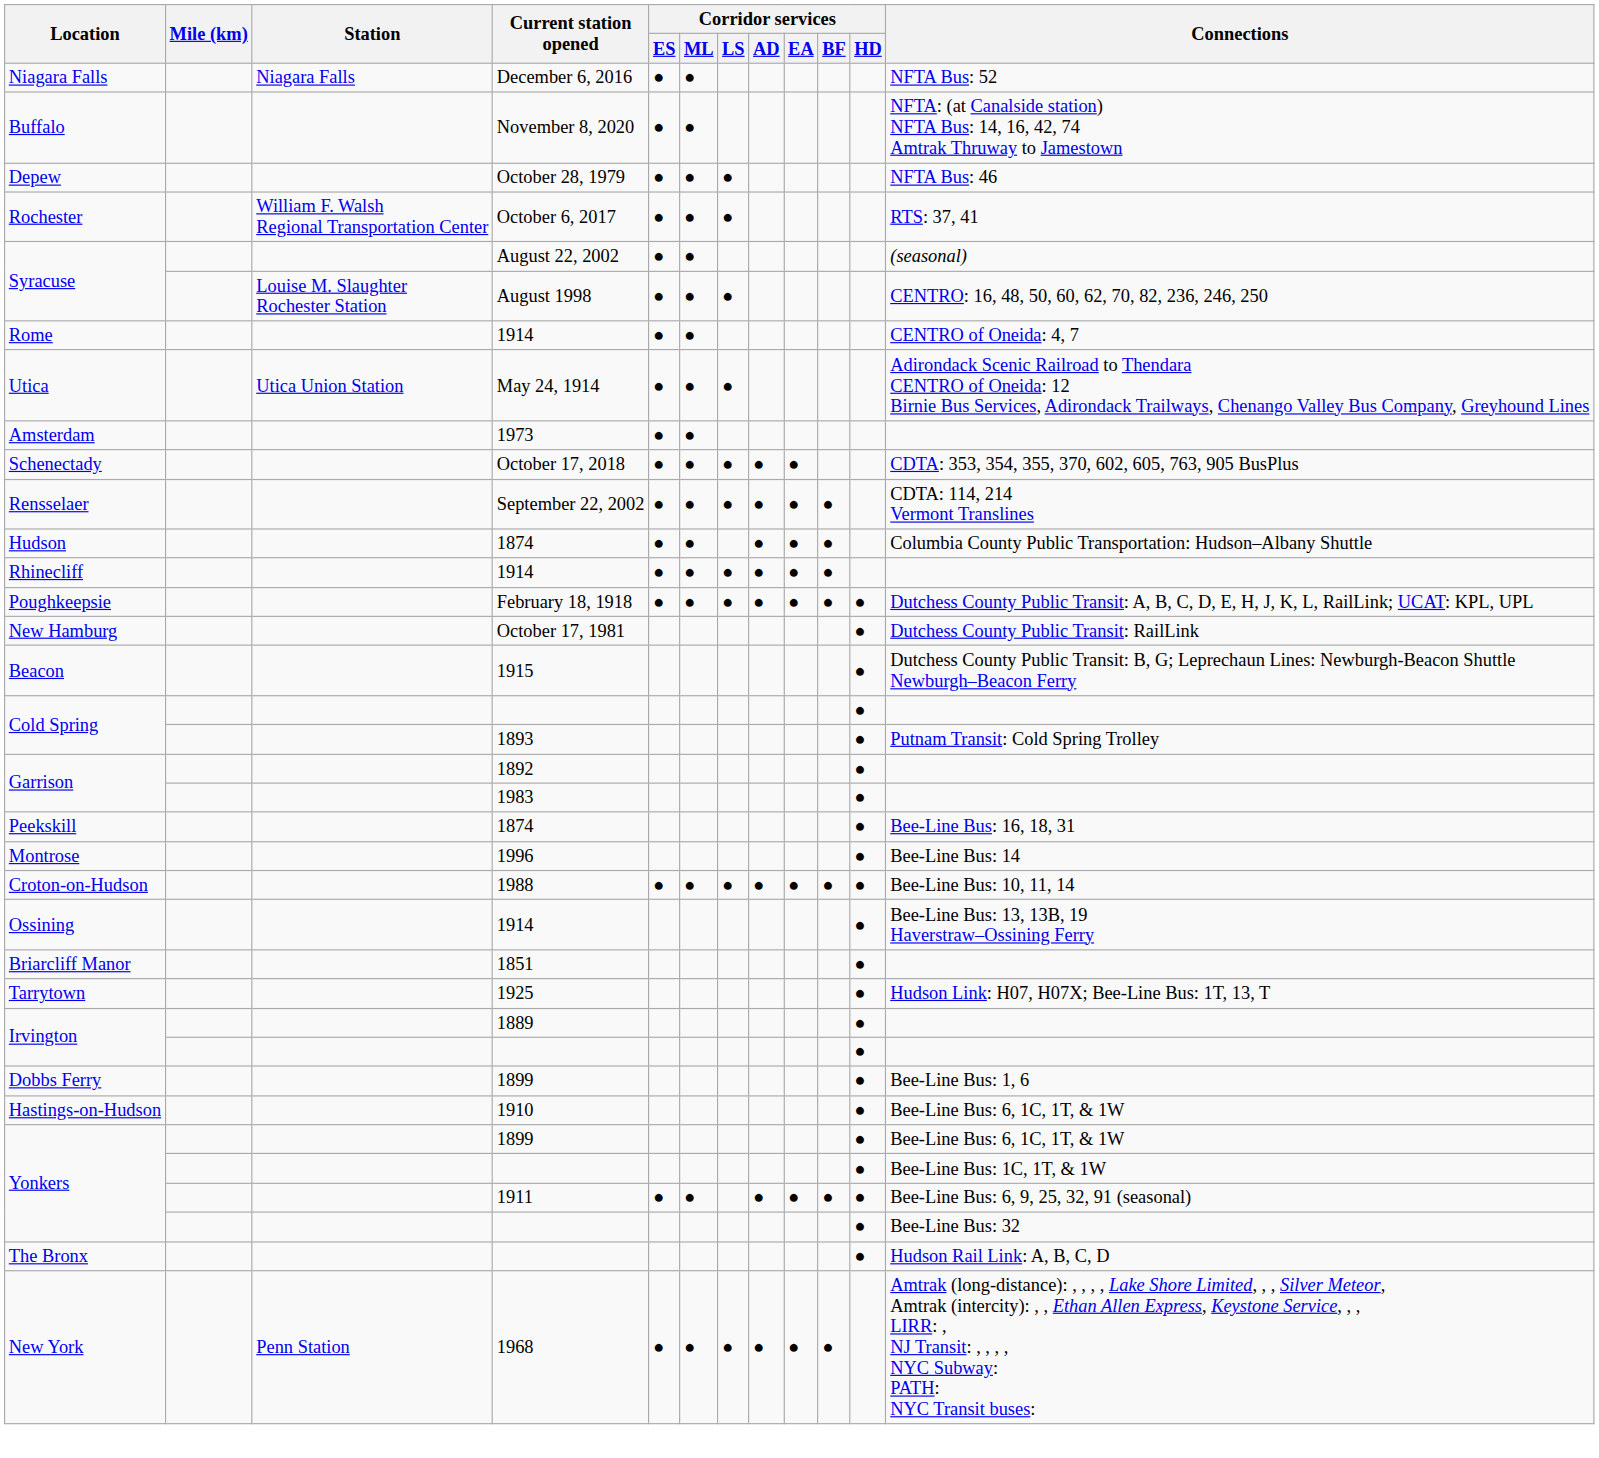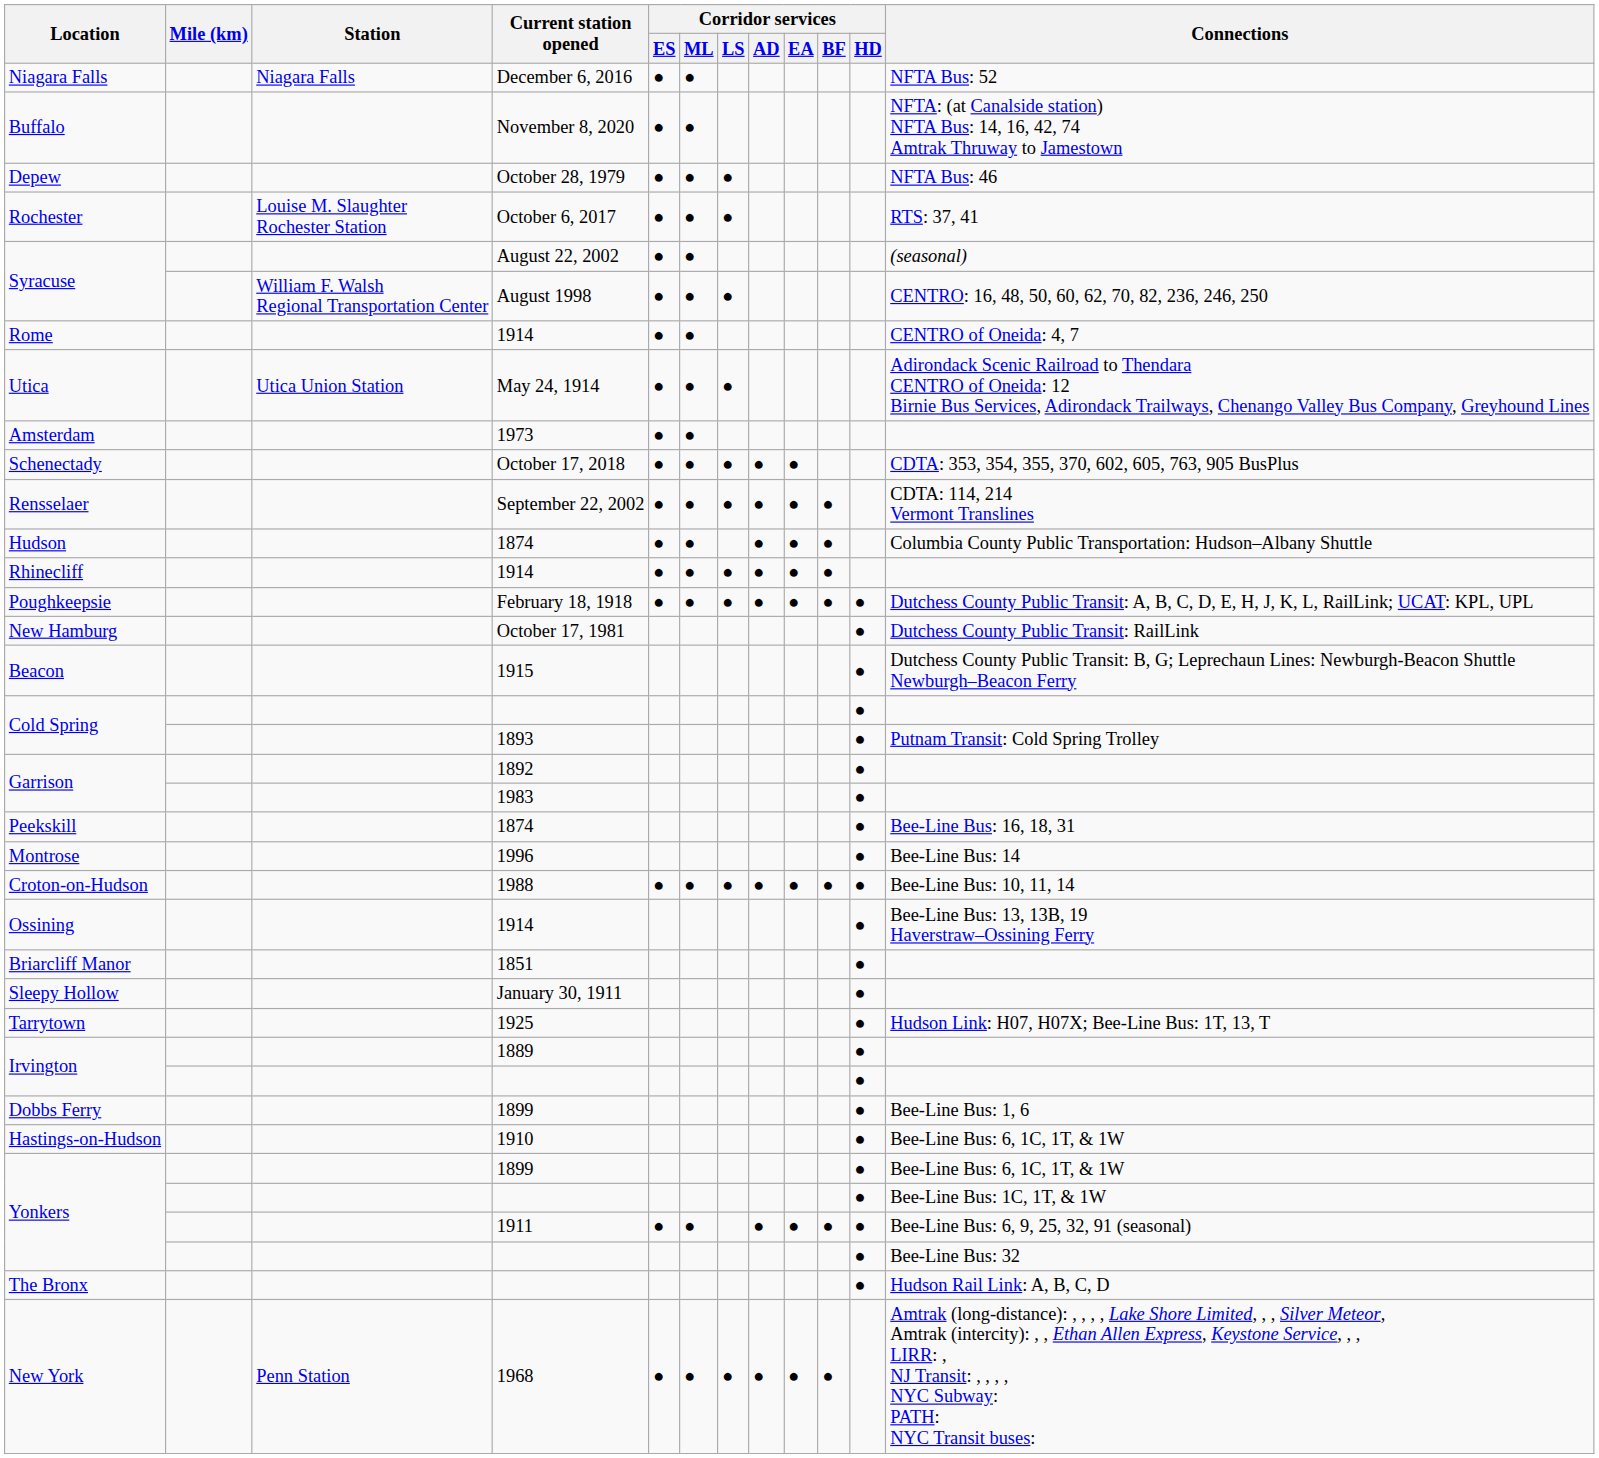(372, 216) William F. Walsh Regional Transportation Center -> (332, 216) Louise M. Slaughter Rochester Station
(332, 295) Louise M. Slaughter Rochester Station -> (372, 295) William F. Walsh Regional Transportation Center
+ row: (64, 993)
